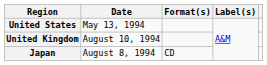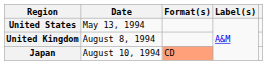(122, 39) August 10, 1994 -> (119, 39) August 8, 1994
(119, 53) August 8, 1994 -> (122, 53) August 10, 1994
(170, 53) no background -> (170, 53) lightsalmon background
